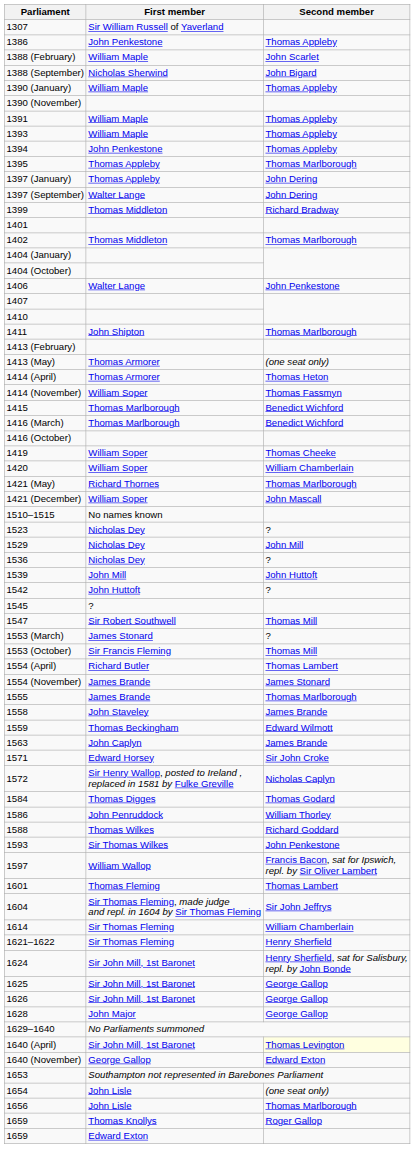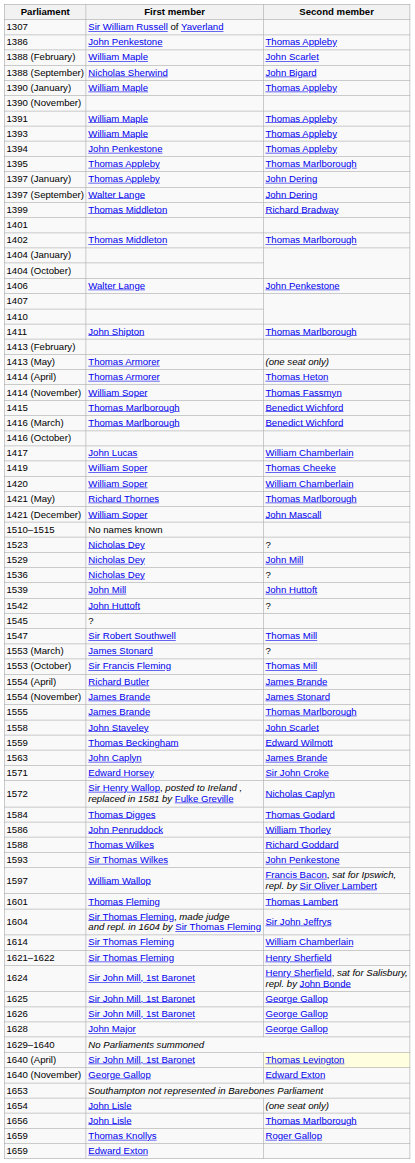+ row: (17, 453)
(302, 666) Thomas Lambert -> (296, 682) James Brande
(296, 712) James Brande -> (292, 727) John Scarlet
